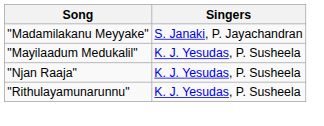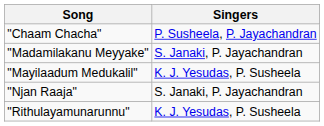+ row: (54, 34)
(227, 73) K. J. Yesudas, P. Susheela -> (228, 92) S. Janaki, P. Jayachandran
